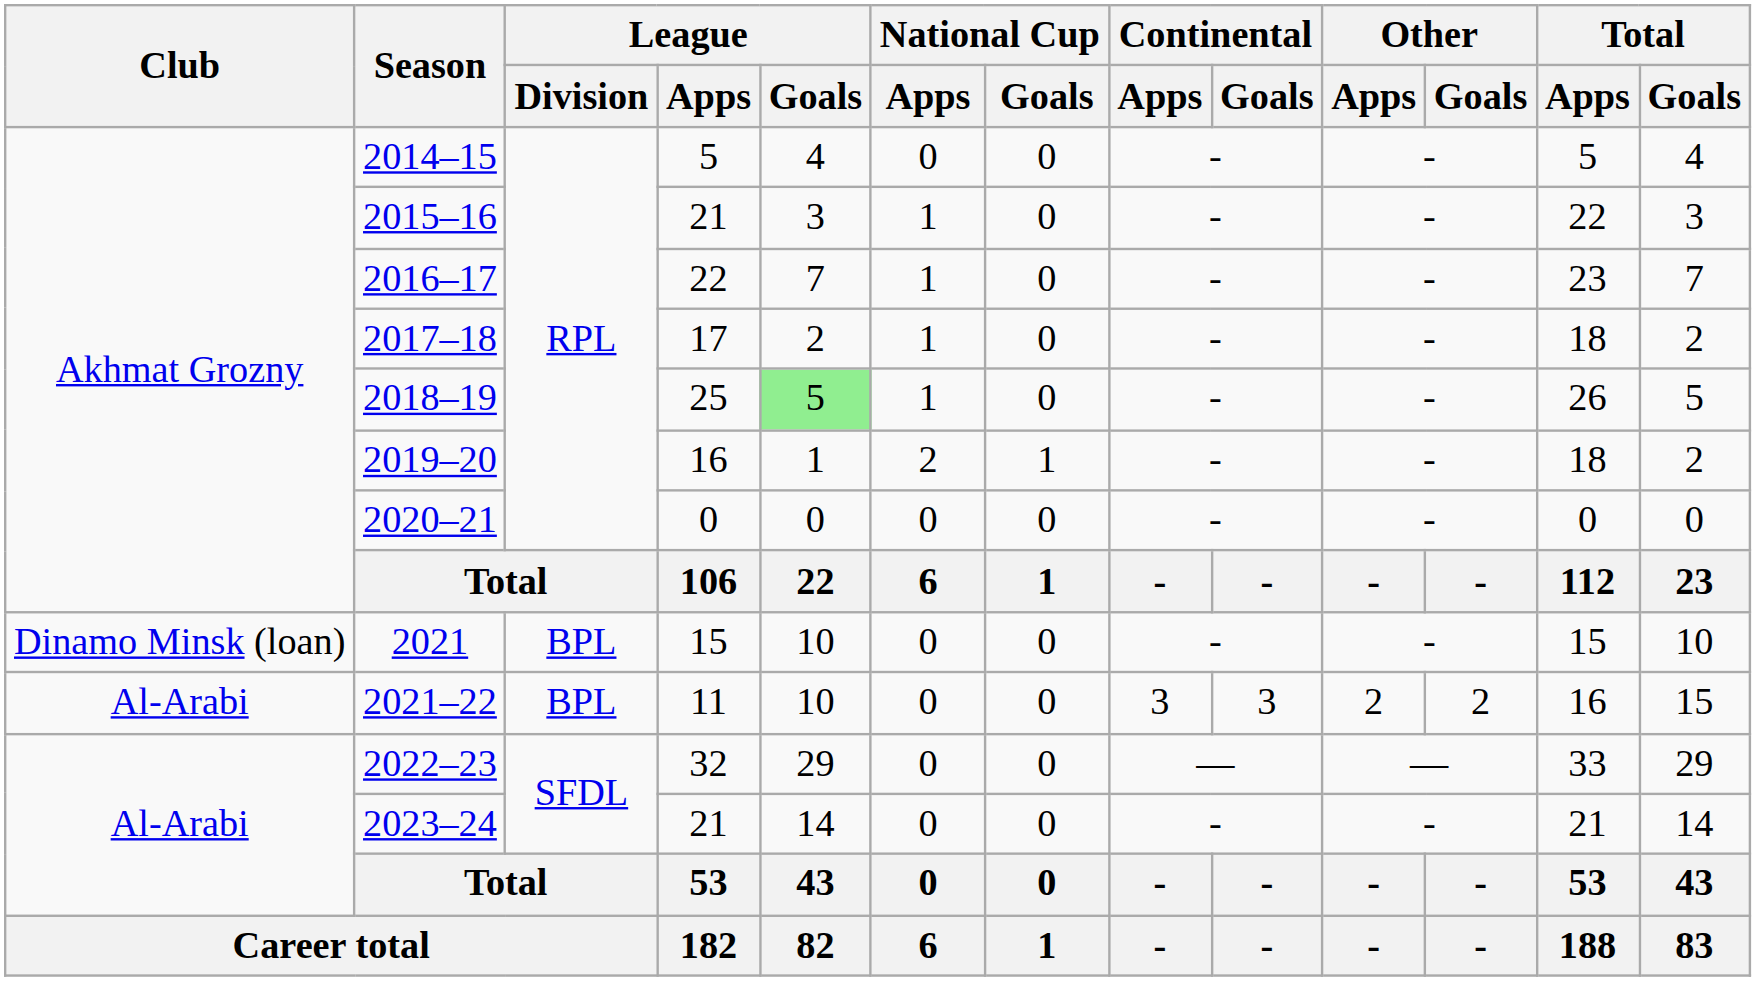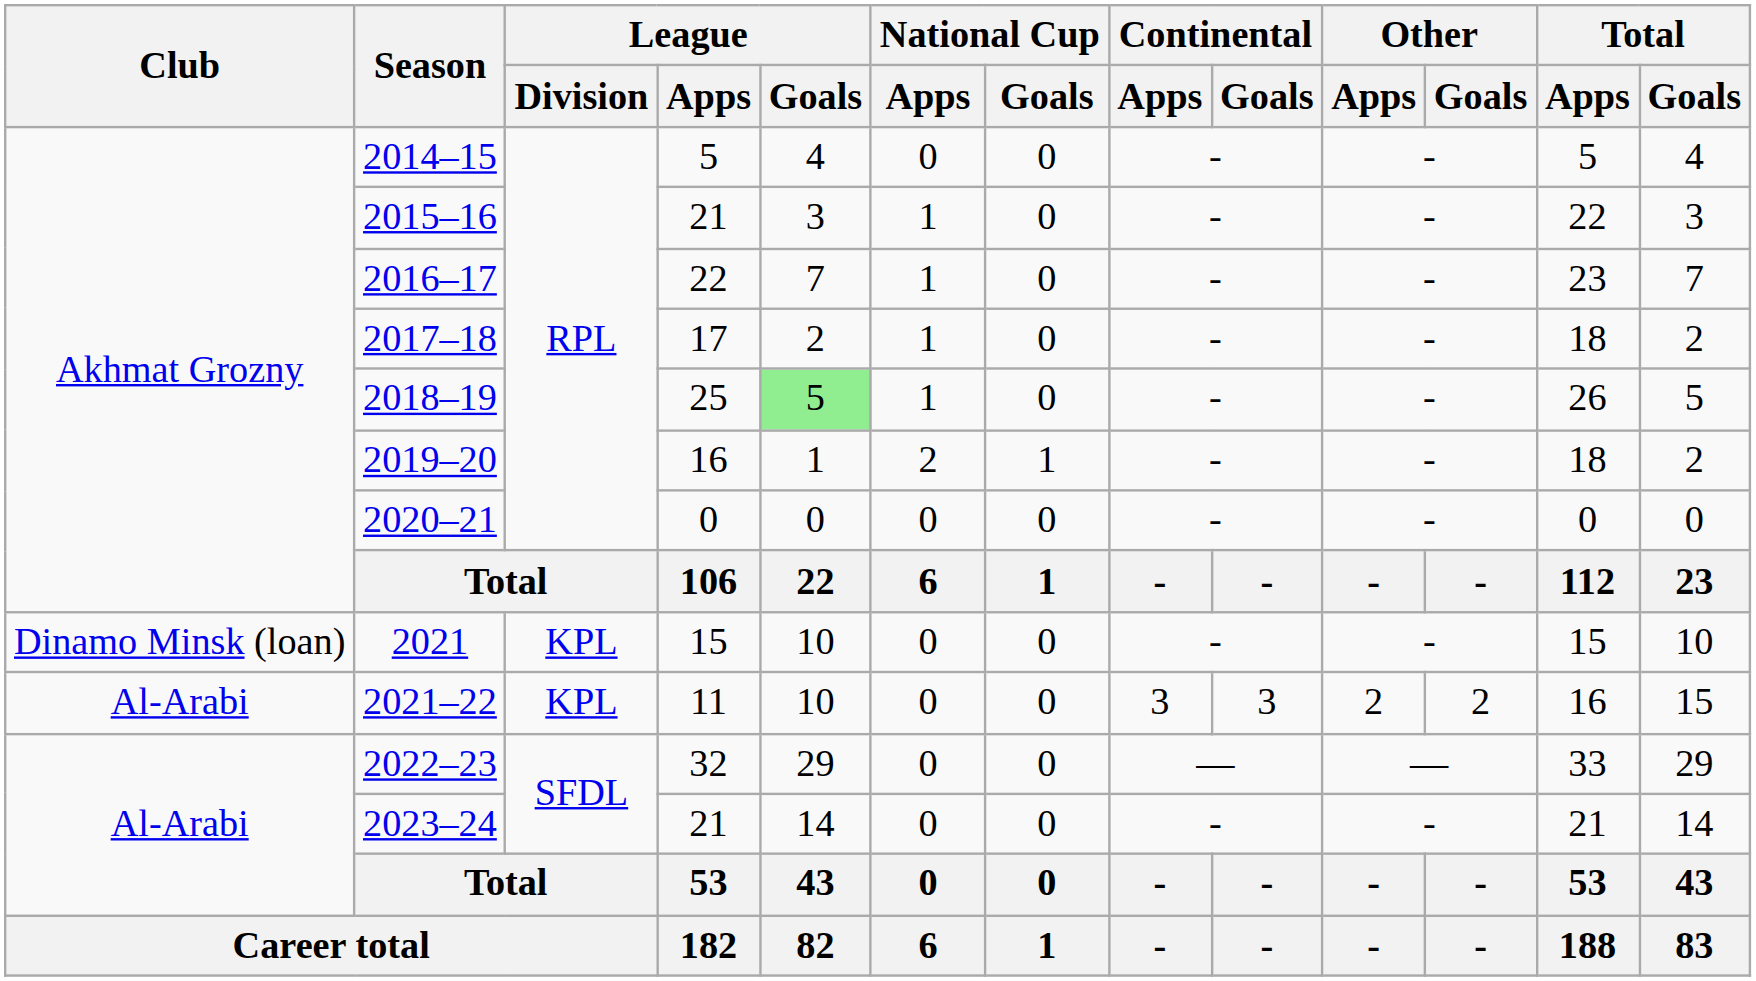(581, 641) BPL -> (581, 641) KPL
(581, 701) BPL -> (581, 701) KPL
